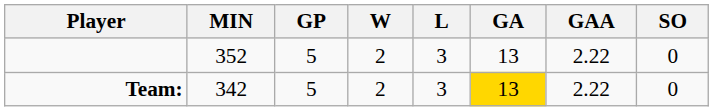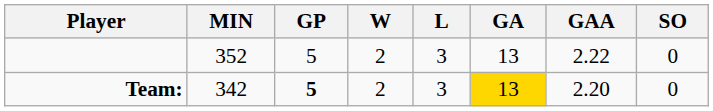(311, 88) normal -> (311, 88) bold
(591, 88) 2.22 -> (591, 88) 2.20
